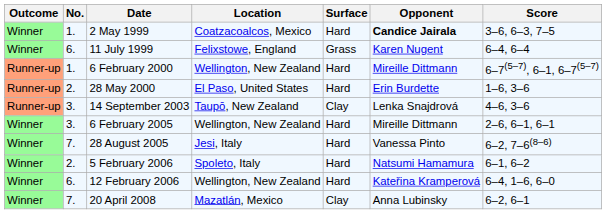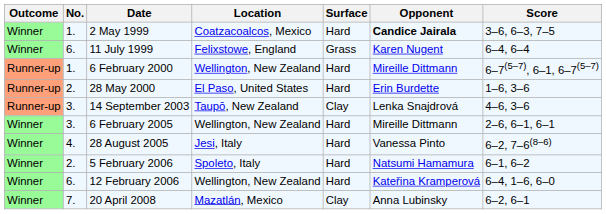(71, 144) 7. -> (71, 144) 4.
